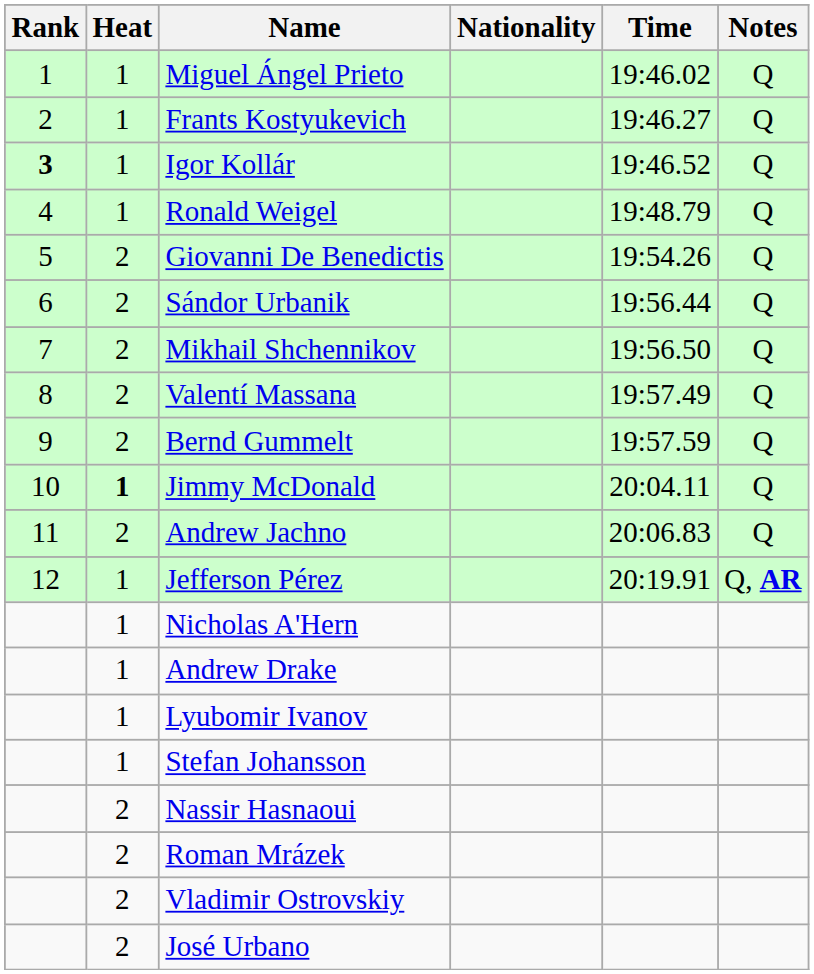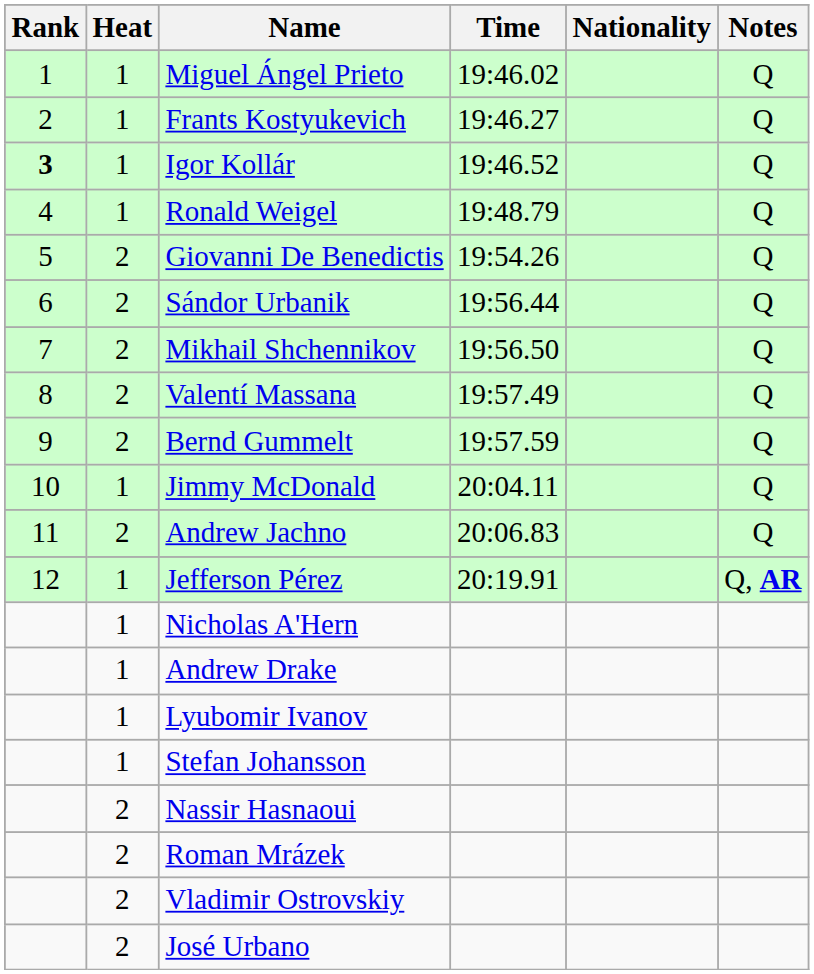columns swapped: (526, 27) <-> (660, 27)
(122, 486) bold -> (122, 486) normal
